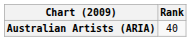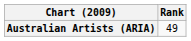(172, 29) 40 -> (172, 29) 49
